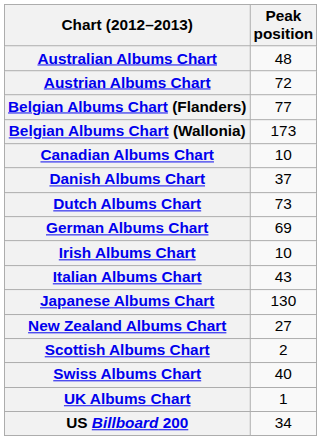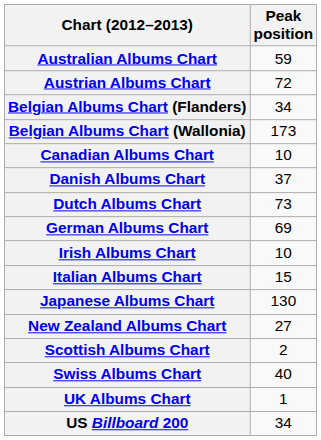(283, 58) 48 -> (283, 58) 59
(283, 107) 77 -> (283, 107) 34
(283, 277) 43 -> (283, 277) 15
